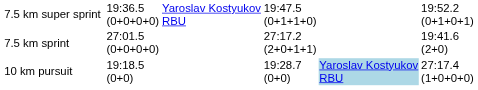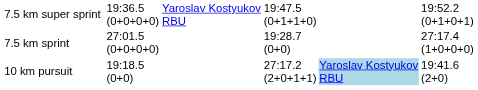(290, 43) 27:17.2 (2+0+1+1) -> (283, 43) 19:28.7 (0+0)
(440, 43) 19:41.6 (2+0) -> (447, 43) 27:17.4 (1+0+0+0)
(283, 71) 19:28.7 (0+0) -> (290, 71) 27:17.2 (2+0+1+1)
(447, 71) 27:17.4 (1+0+0+0) -> (440, 71) 19:41.6 (2+0)
